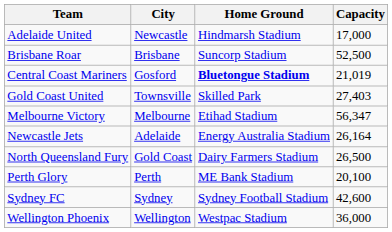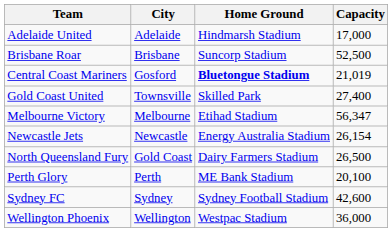(161, 34) Newcastle -> (157, 34) Adelaide
(354, 95) 27,403 -> (354, 95) 27,400
(157, 136) Adelaide -> (161, 136) Newcastle
(354, 136) 26,164 -> (354, 136) 26,154
